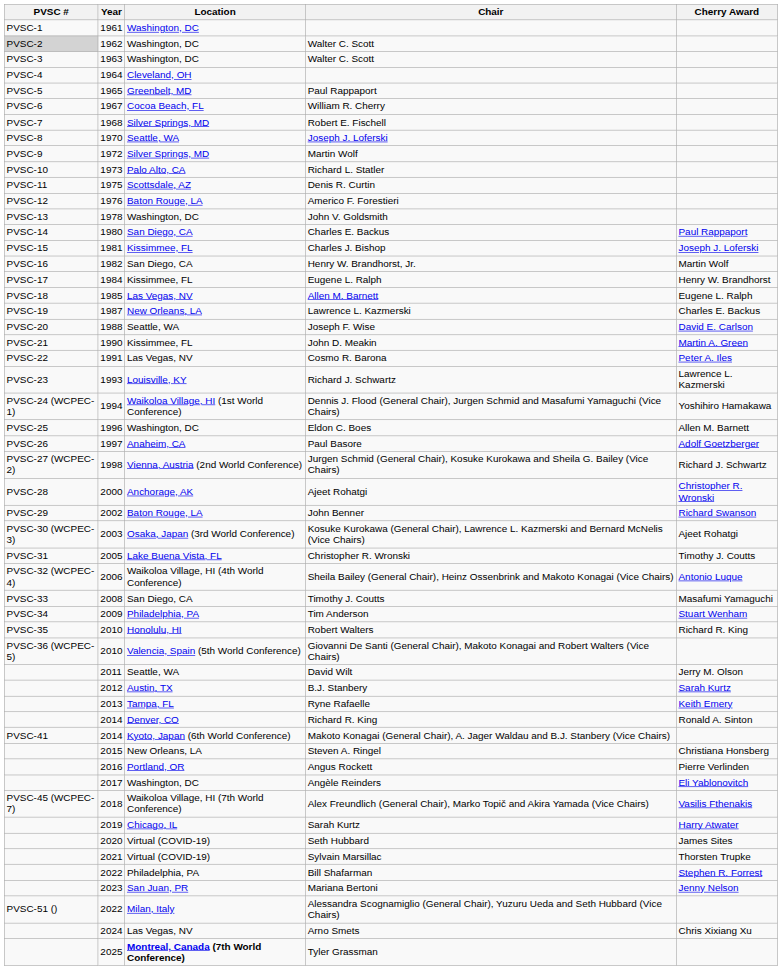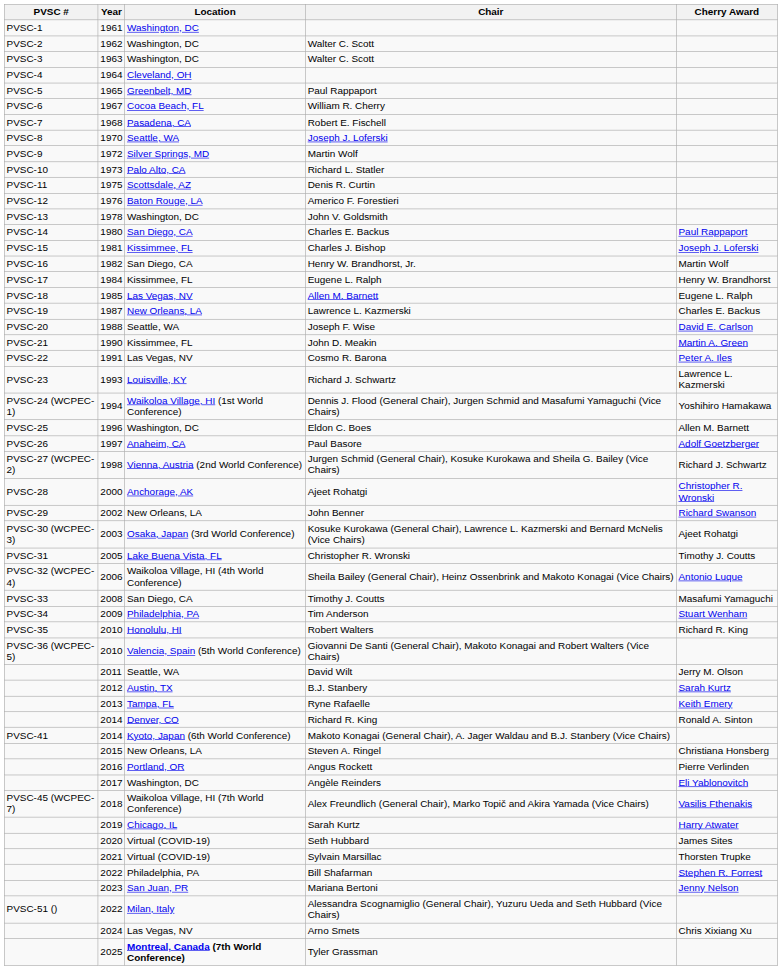(25, 43) lightgrey background -> (25, 43) no background
(168, 122) Silver Springs, MD -> (159, 122) Pasadena, CA
(165, 513) Baton Rouge, LA -> (164, 513) New Orleans, LA
